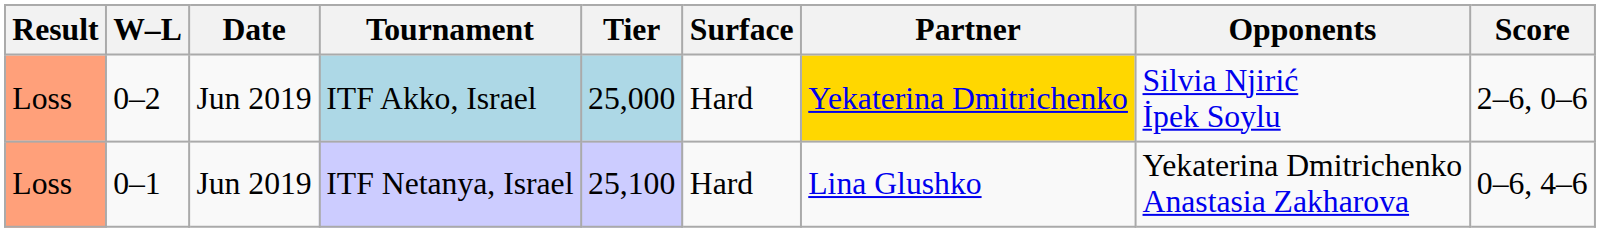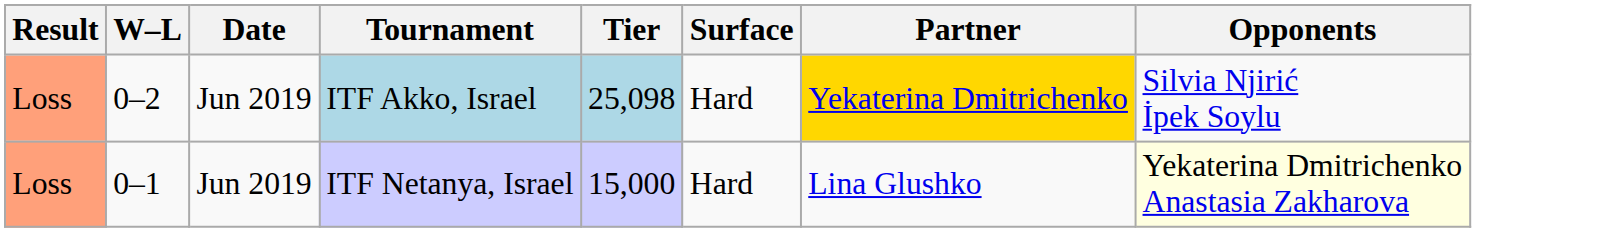- column: (1532, 29)
(632, 97) 25,000 -> (632, 97) 25,098
(632, 183) 25,100 -> (632, 183) 15,000
(1302, 183) no background -> (1302, 183) lightyellow background
